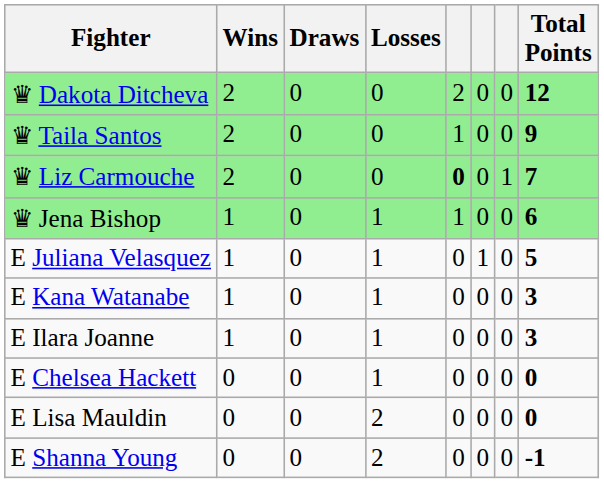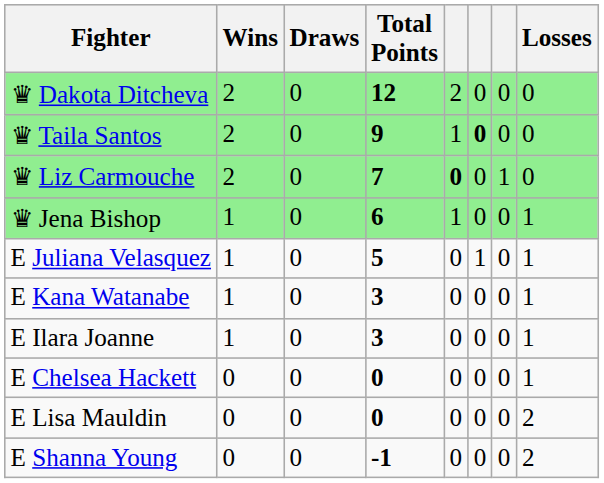columns swapped: (406, 38) <-> (558, 38)
(483, 134) normal -> (480, 134) bold
